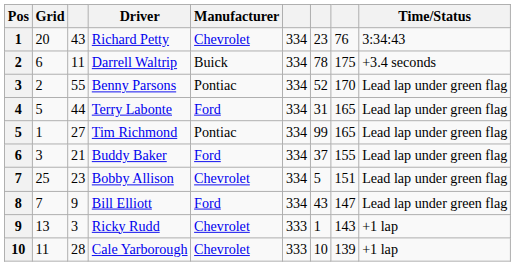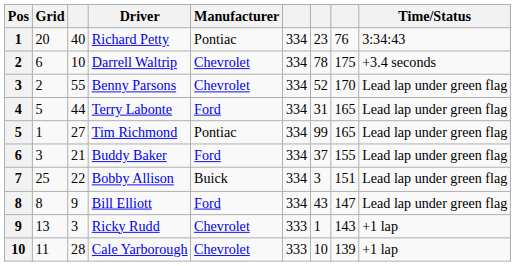(78, 39) 43 -> (78, 39) 40
(222, 39) Chevrolet -> (215, 39) Pontiac
(78, 62) 11 -> (78, 62) 10
(211, 62) Buick -> (222, 62) Chevrolet
(215, 86) Pontiac -> (222, 86) Chevrolet
(78, 179) 23 -> (78, 179) 22
(222, 179) Chevrolet -> (211, 179) Buick
(317, 179) 5 -> (317, 179) 3
(39, 202) 7 -> (39, 202) 8
